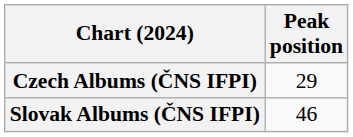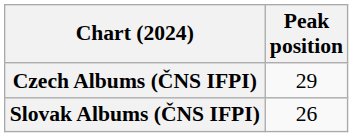(306, 114) 46 -> (306, 114) 26
